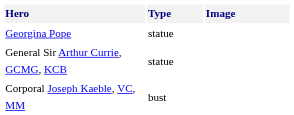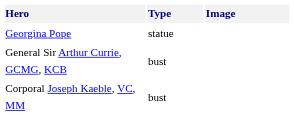(161, 61) statue -> (157, 61) bust
